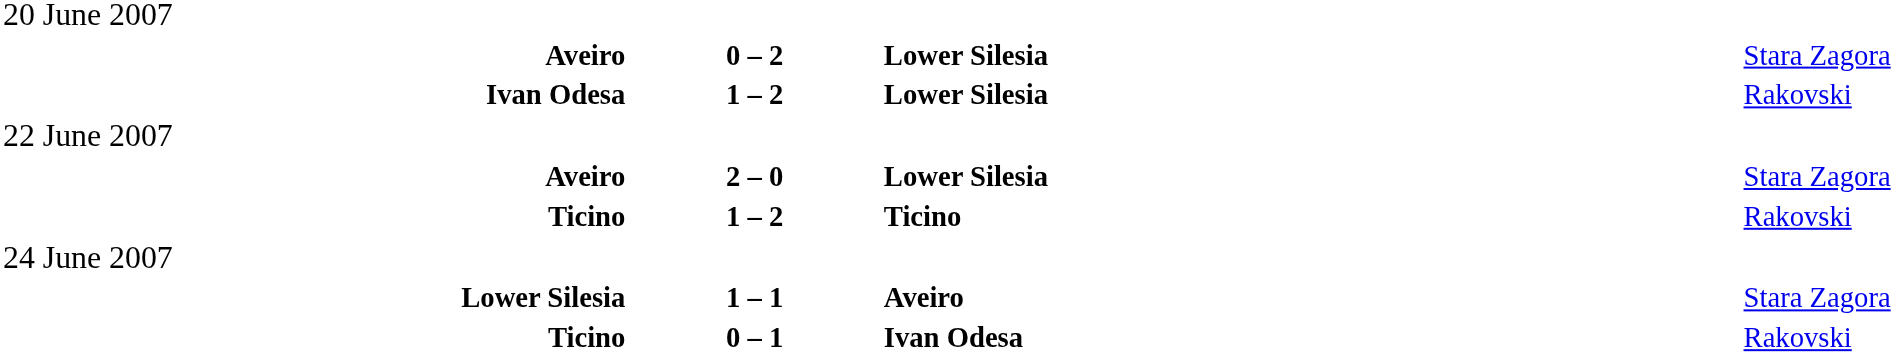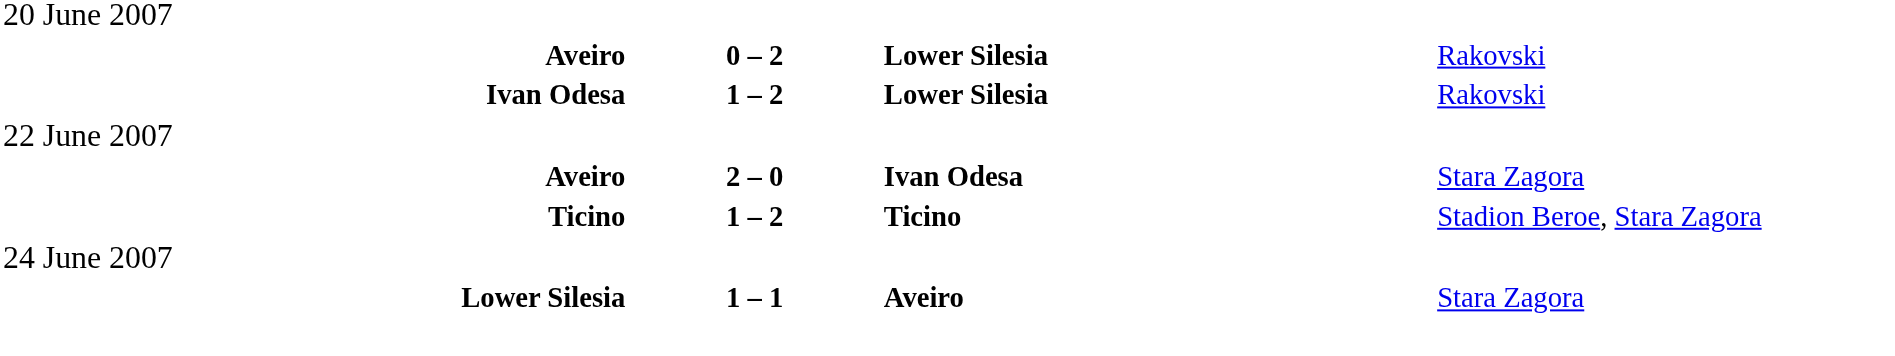(1817, 55) Stara Zagora -> (1491, 55) Rakovski
(966, 176) Lower Silesia -> (953, 176) Ivan Odesa
(1798, 216) Rakovski -> (1599, 216) Stadion Beroe, Stara Zagora
- row: (587, 337)
